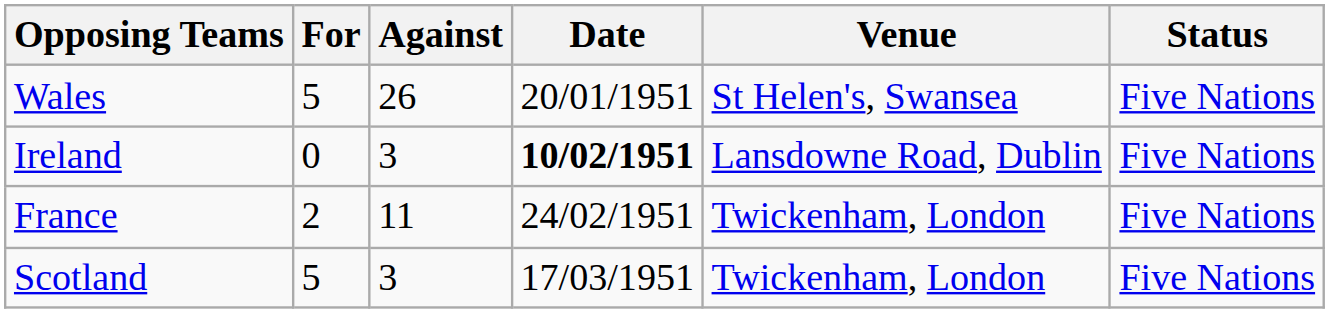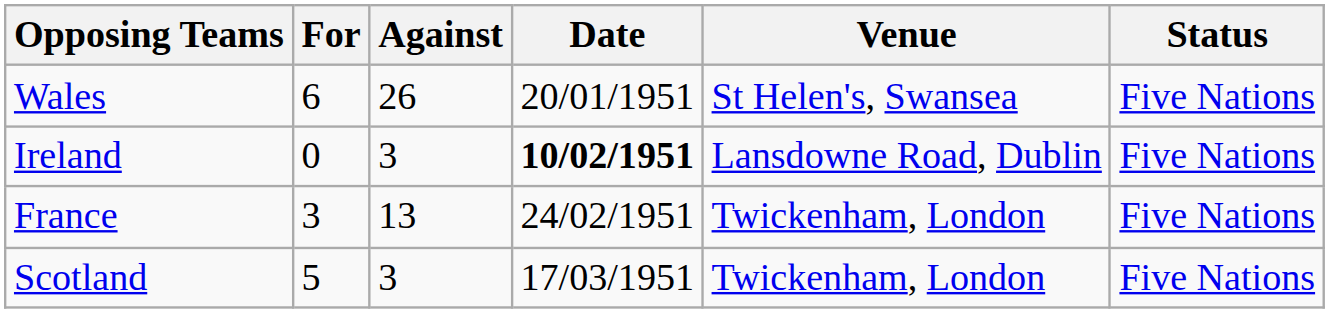(311, 95) 5 -> (311, 95) 6
(311, 215) 2 -> (311, 215) 3
(396, 215) 11 -> (397, 215) 13
